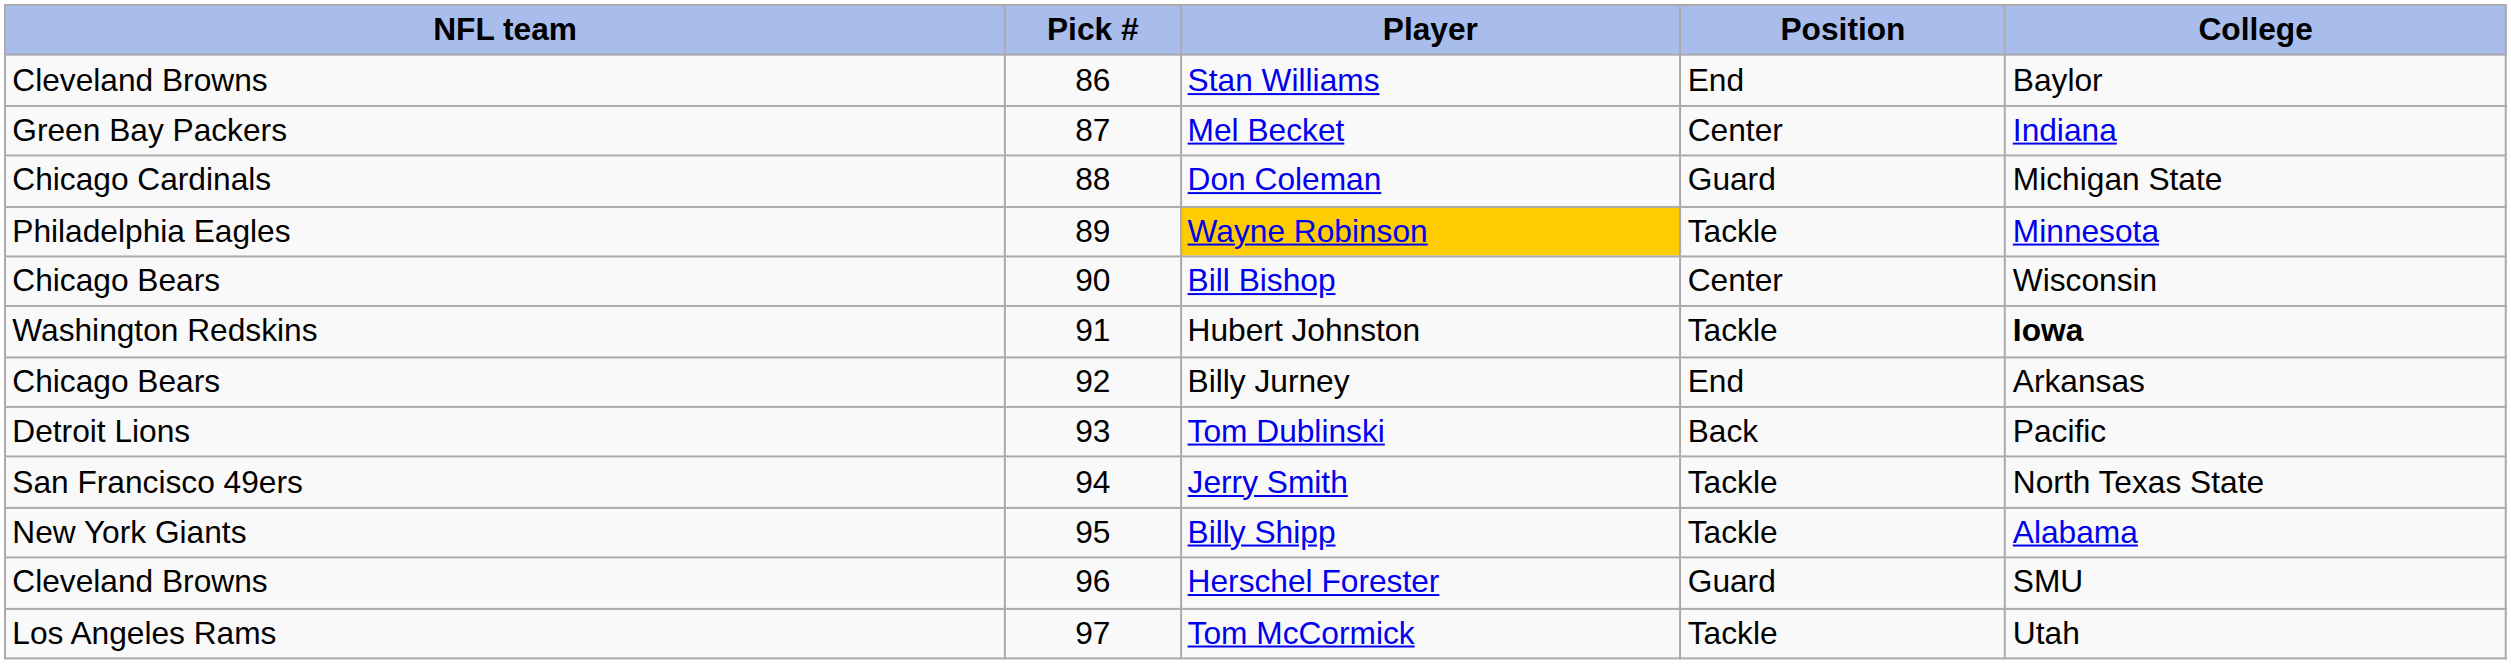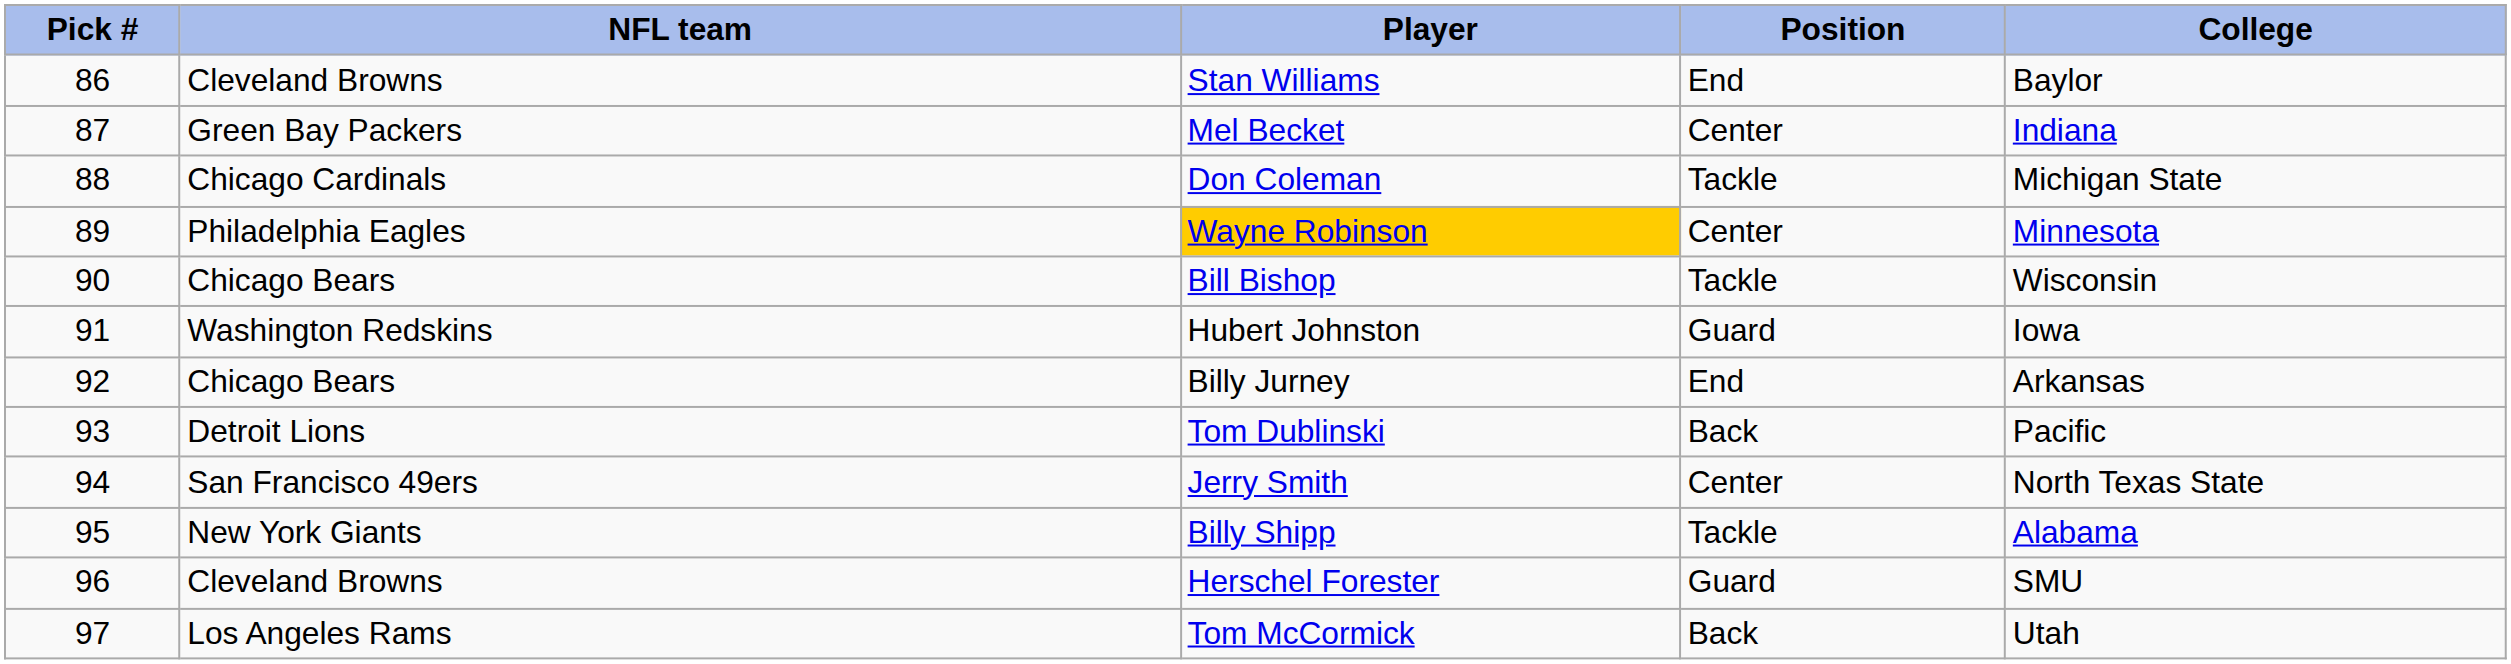columns swapped: (1093, 29) <-> (505, 29)
(1732, 180) Guard -> (1733, 180) Tackle
(1733, 230) Tackle -> (1735, 230) Center
(1735, 280) Center -> (1733, 280) Tackle
(1733, 331) Tackle -> (1732, 331) Guard
(2048, 331) bold -> (2046, 331) normal
(1733, 481) Tackle -> (1735, 481) Center
(1733, 632) Tackle -> (1723, 632) Back
